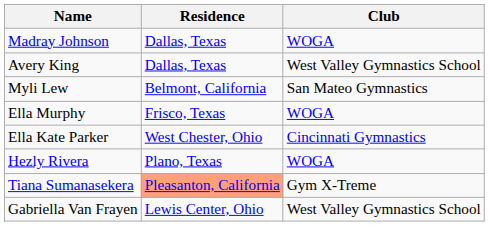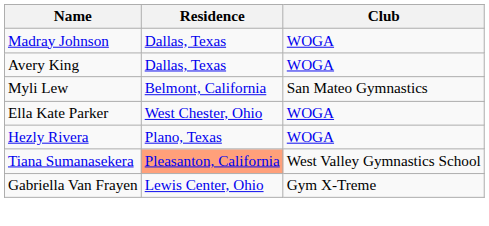(384, 64) West Valley Gymnastics School -> (310, 64) WOGA
- row: (47, 112)
(356, 137) Cincinnati Gymnastics -> (310, 112) WOGA
(331, 185) Gym X-Treme -> (384, 161) West Valley Gymnastics School
(384, 209) West Valley Gymnastics School -> (331, 185) Gym X-Treme
